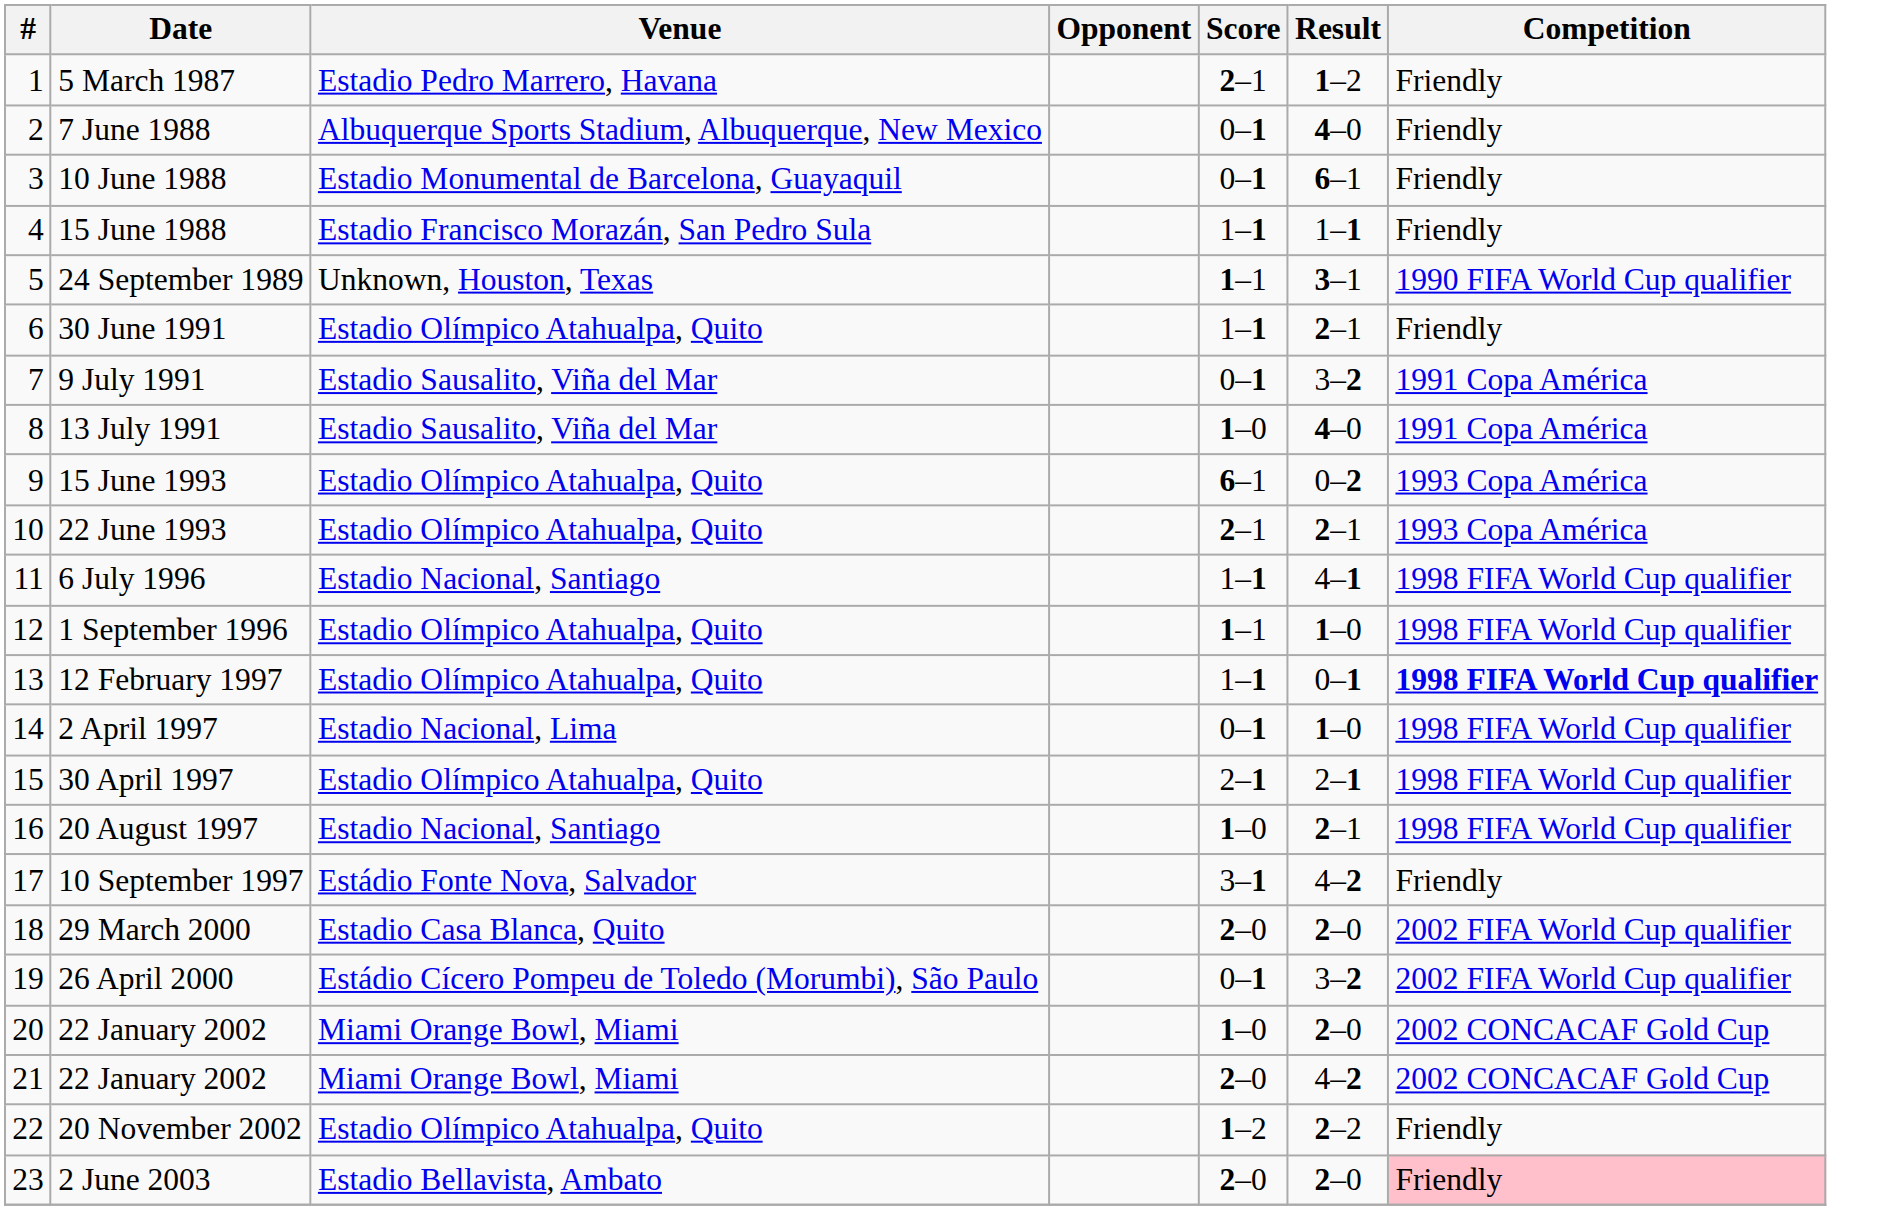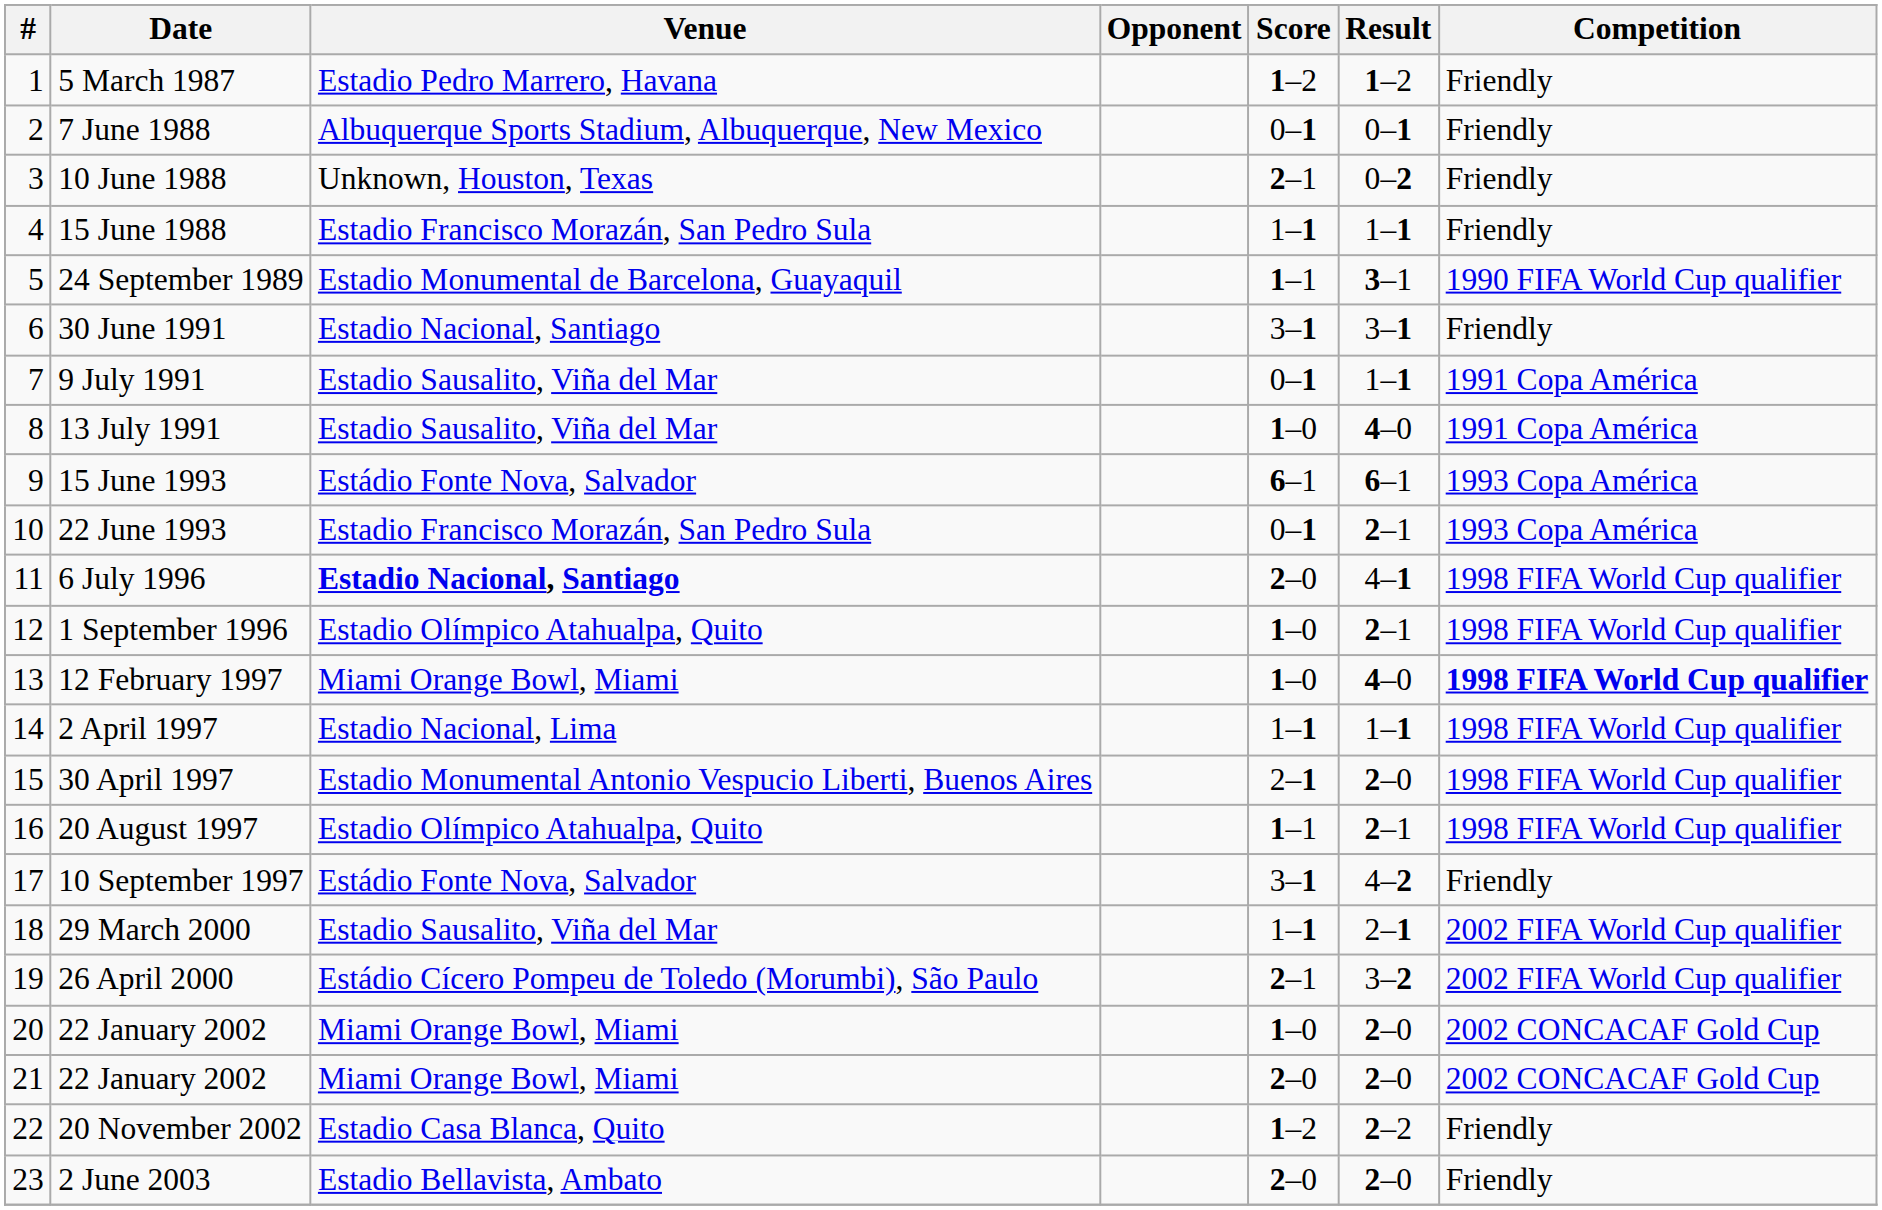(1243, 79) 2–1 -> (1293, 79) 1–2
(1338, 129) 4–0 -> (1388, 129) 0–1
(610, 179) Estadio Monumental de Barcelona, Guayaquil -> (486, 179) Unknown, Houston, Texas
(1243, 179) 0–1 -> (1293, 179) 2–1
(1338, 179) 6–1 -> (1388, 179) 0–2
(486, 279) Unknown, Houston, Texas -> (610, 279) Estadio Monumental de Barcelona, Guayaquil
(540, 329) Estadio Olímpico Atahualpa, Quito -> (489, 329) Estadio Nacional, Santiago
(1243, 329) 1–1 -> (1293, 329) 3–1
(1338, 329) 2–1 -> (1388, 329) 3–1
(1338, 379) 3–2 -> (1388, 379) 1–1
(540, 479) Estadio Olímpico Atahualpa, Quito -> (507, 479) Estádio Fonte Nova, Salvador
(1338, 479) 0–2 -> (1388, 479) 6–1
(540, 529) Estadio Olímpico Atahualpa, Quito -> (595, 529) Estadio Francisco Morazán, San Pedro Sula
(1243, 529) 2–1 -> (1293, 529) 0–1
(489, 579) normal -> (499, 579) bold
(1243, 579) 1–1 -> (1293, 579) 2–0
(1243, 629) 1–1 -> (1293, 629) 1–0
(1338, 629) 1–0 -> (1388, 629) 2–1
(540, 679) Estadio Olímpico Atahualpa, Quito -> (498, 679) Miami Orange Bowl, Miami
(1243, 679) 1–1 -> (1293, 679) 1–0
(1338, 679) 0–1 -> (1388, 679) 4–0
(1243, 729) 0–1 -> (1293, 729) 1–1
(1338, 729) 1–0 -> (1388, 729) 1–1
(540, 779) Estadio Olímpico Atahualpa, Quito -> (705, 779) Estadio Monumental Antonio Vespucio Liberti, Buenos Aires
(1338, 779) 2–1 -> (1388, 779) 2–0
(489, 829) Estadio Nacional, Santiago -> (540, 829) Estadio Olímpico Atahualpa, Quito
(1243, 829) 1–0 -> (1293, 829) 1–1
(491, 929) Estadio Casa Blanca, Quito -> (518, 929) Estadio Sausalito, Viña del Mar
(1243, 929) 2–0 -> (1293, 929) 1–1
(1338, 929) 2–0 -> (1388, 929) 2–1
(1243, 979) 0–1 -> (1293, 979) 2–1
(1338, 1079) 4–2 -> (1388, 1079) 2–0
(540, 1129) Estadio Olímpico Atahualpa, Quito -> (491, 1129) Estadio Casa Blanca, Quito
(1449, 1179) pink background -> (1499, 1179) no background
